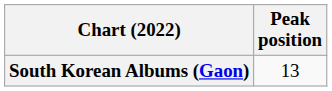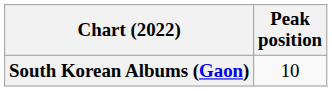(290, 70) 13 -> (290, 70) 10
